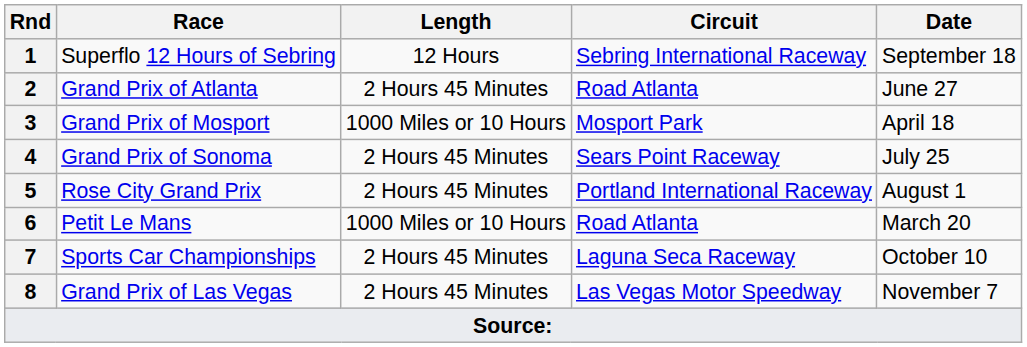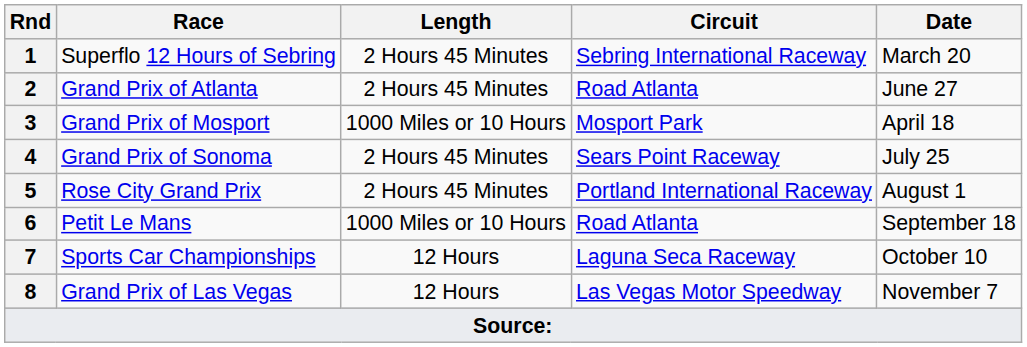(456, 56) 12 Hours -> (456, 56) 2 Hours 45 Minutes
(949, 56) September 18 -> (926, 56) March 20
(926, 224) March 20 -> (949, 224) September 18
(456, 258) 2 Hours 45 Minutes -> (456, 258) 12 Hours
(456, 291) 2 Hours 45 Minutes -> (456, 291) 12 Hours
